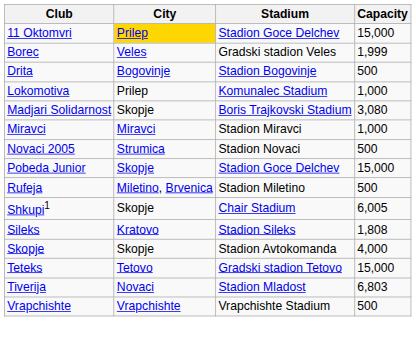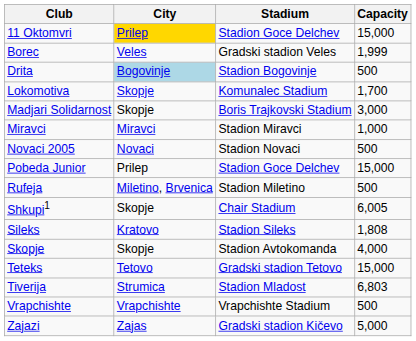(144, 71) no background -> (144, 71) lightblue background
(132, 91) Prilep -> (135, 91) Skopje
(372, 91) 1,000 -> (372, 91) 1,700
(372, 110) 3,080 -> (372, 110) 3,000
(141, 149) Strumica -> (135, 149) Novaci
(135, 168) Skopje -> (132, 168) Prilep
(135, 287) Novaci -> (141, 287) Strumica
+ row: (23, 325)
